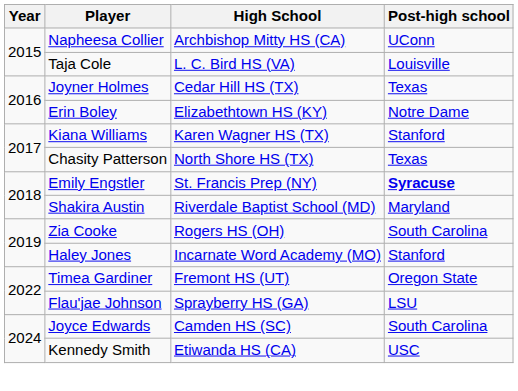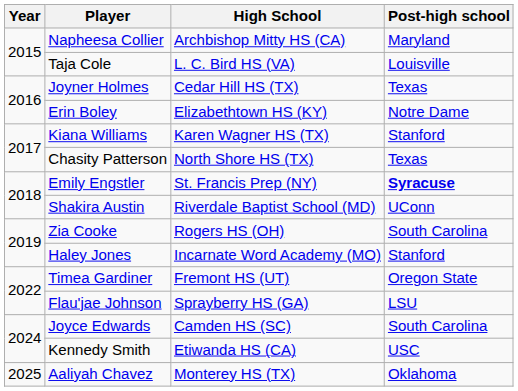(411, 40) UConn -> (419, 40) Maryland
(419, 207) Maryland -> (411, 207) UConn
+ row: (101, 374)
